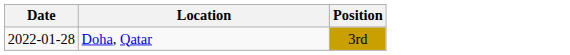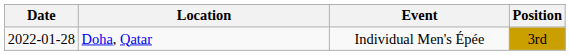+ column: (419, 15)
